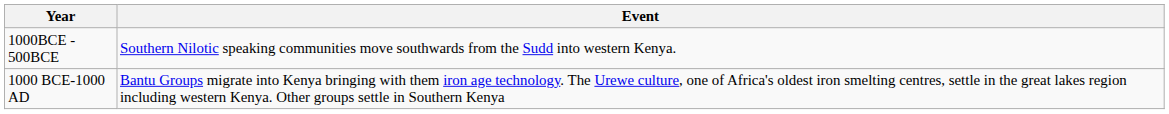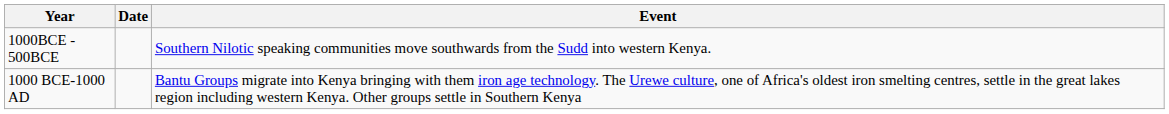+ column: (133, 16)
